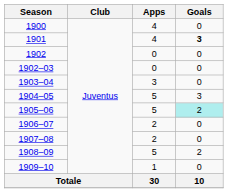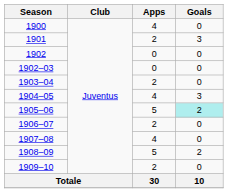(154, 40) 4 -> (154, 40) 2
(199, 40) bold -> (199, 40) normal
(154, 82) 3 -> (154, 82) 2
(154, 96) 5 -> (154, 96) 4
(154, 139) 2 -> (154, 139) 4
(154, 167) 1 -> (154, 167) 2
